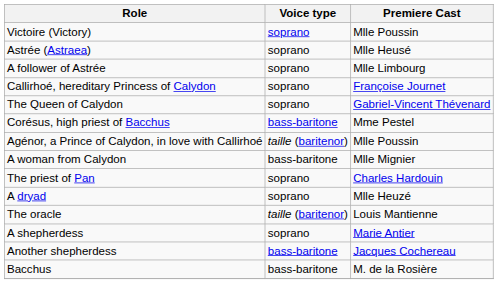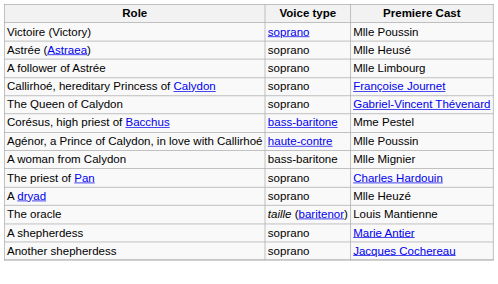(308, 141) taille (baritenor) -> (300, 141) haute-contre
(303, 251) bass-baritone -> (289, 251) soprano
- row: (29, 269)
